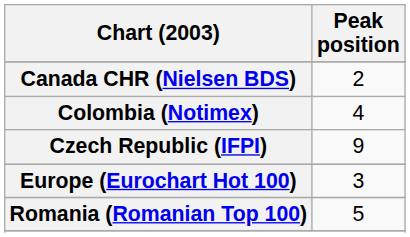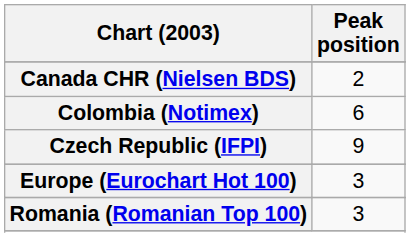(358, 112) 4 -> (358, 112) 6
(358, 214) 5 -> (358, 214) 3
